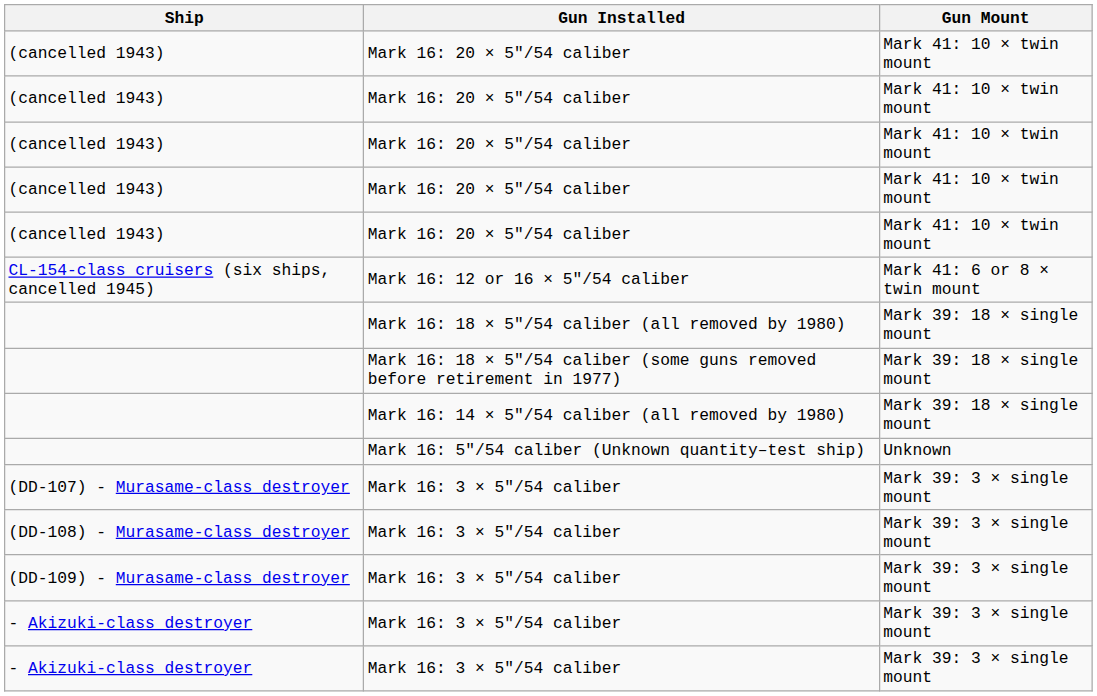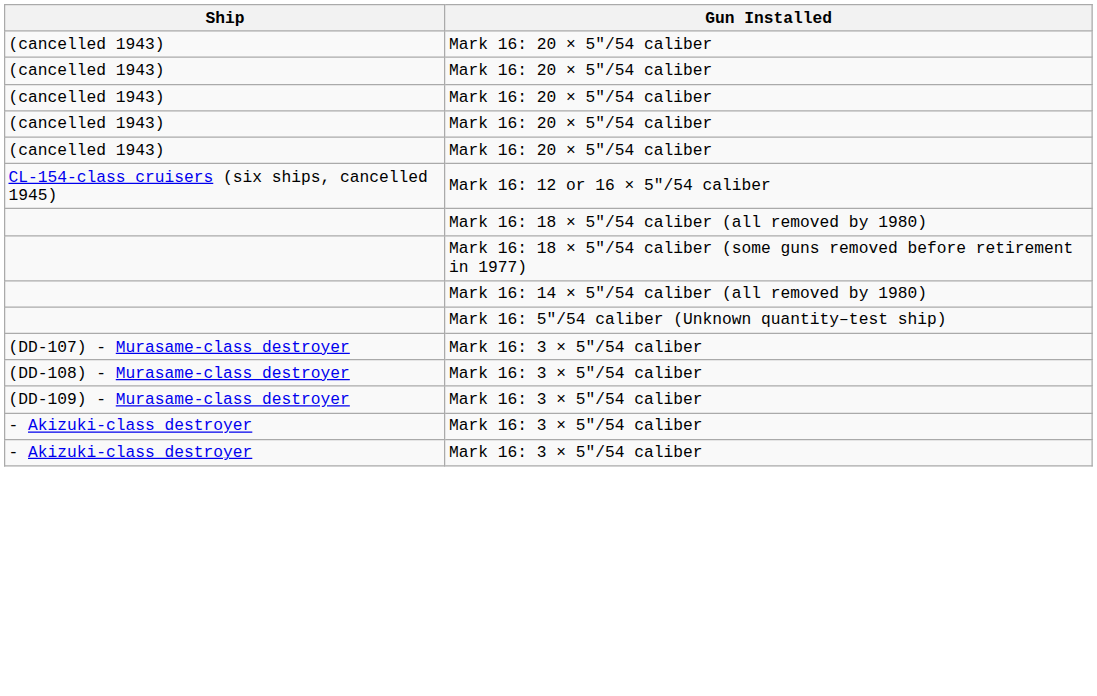- column: (986, 18)
